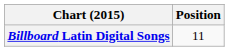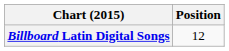(198, 35) 11 -> (198, 35) 12
